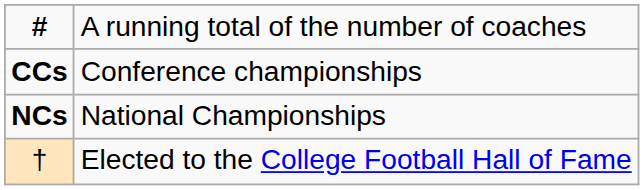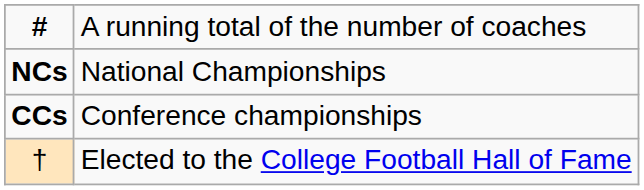rows swapped: (40, 71) <-> (40, 116)
